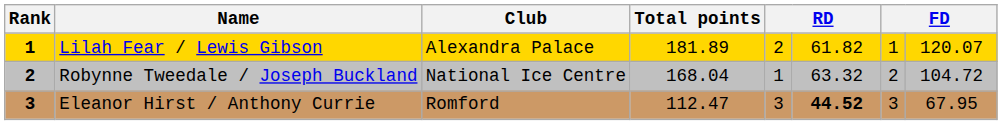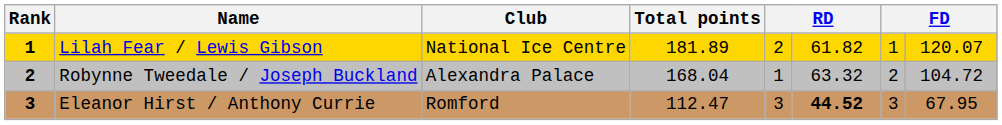(510, 48) Alexandra Palace -> (526, 48) National Ice Centre
(526, 76) National Ice Centre -> (510, 76) Alexandra Palace
